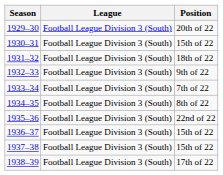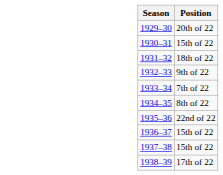- column: (107, 13)
